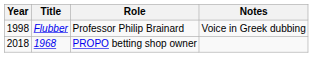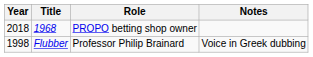rows swapped: (51, 28) <-> (45, 44)
